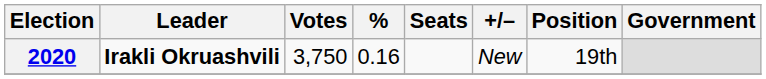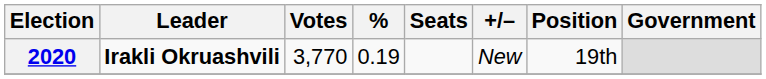(320, 56) 3,750 -> (320, 56) 3,770
(379, 56) 0.16 -> (379, 56) 0.19
